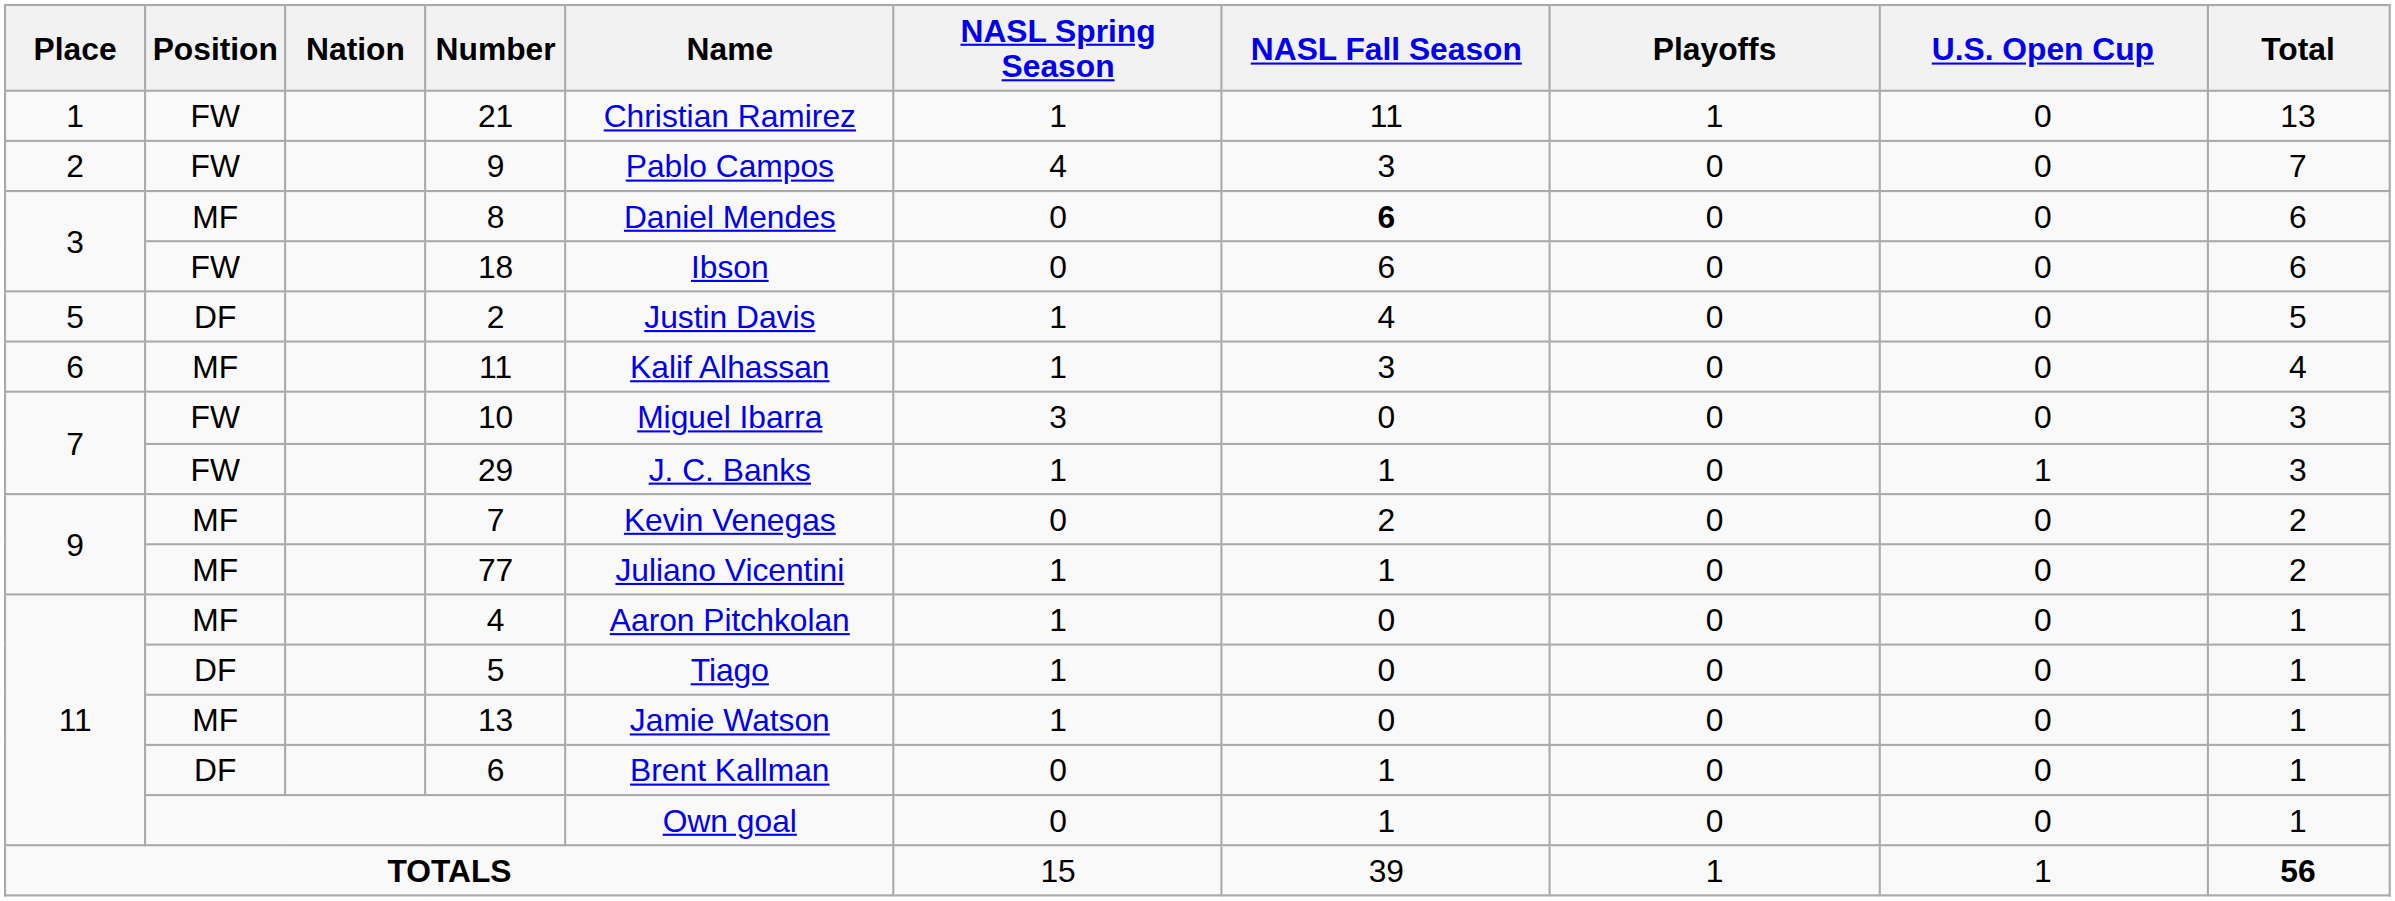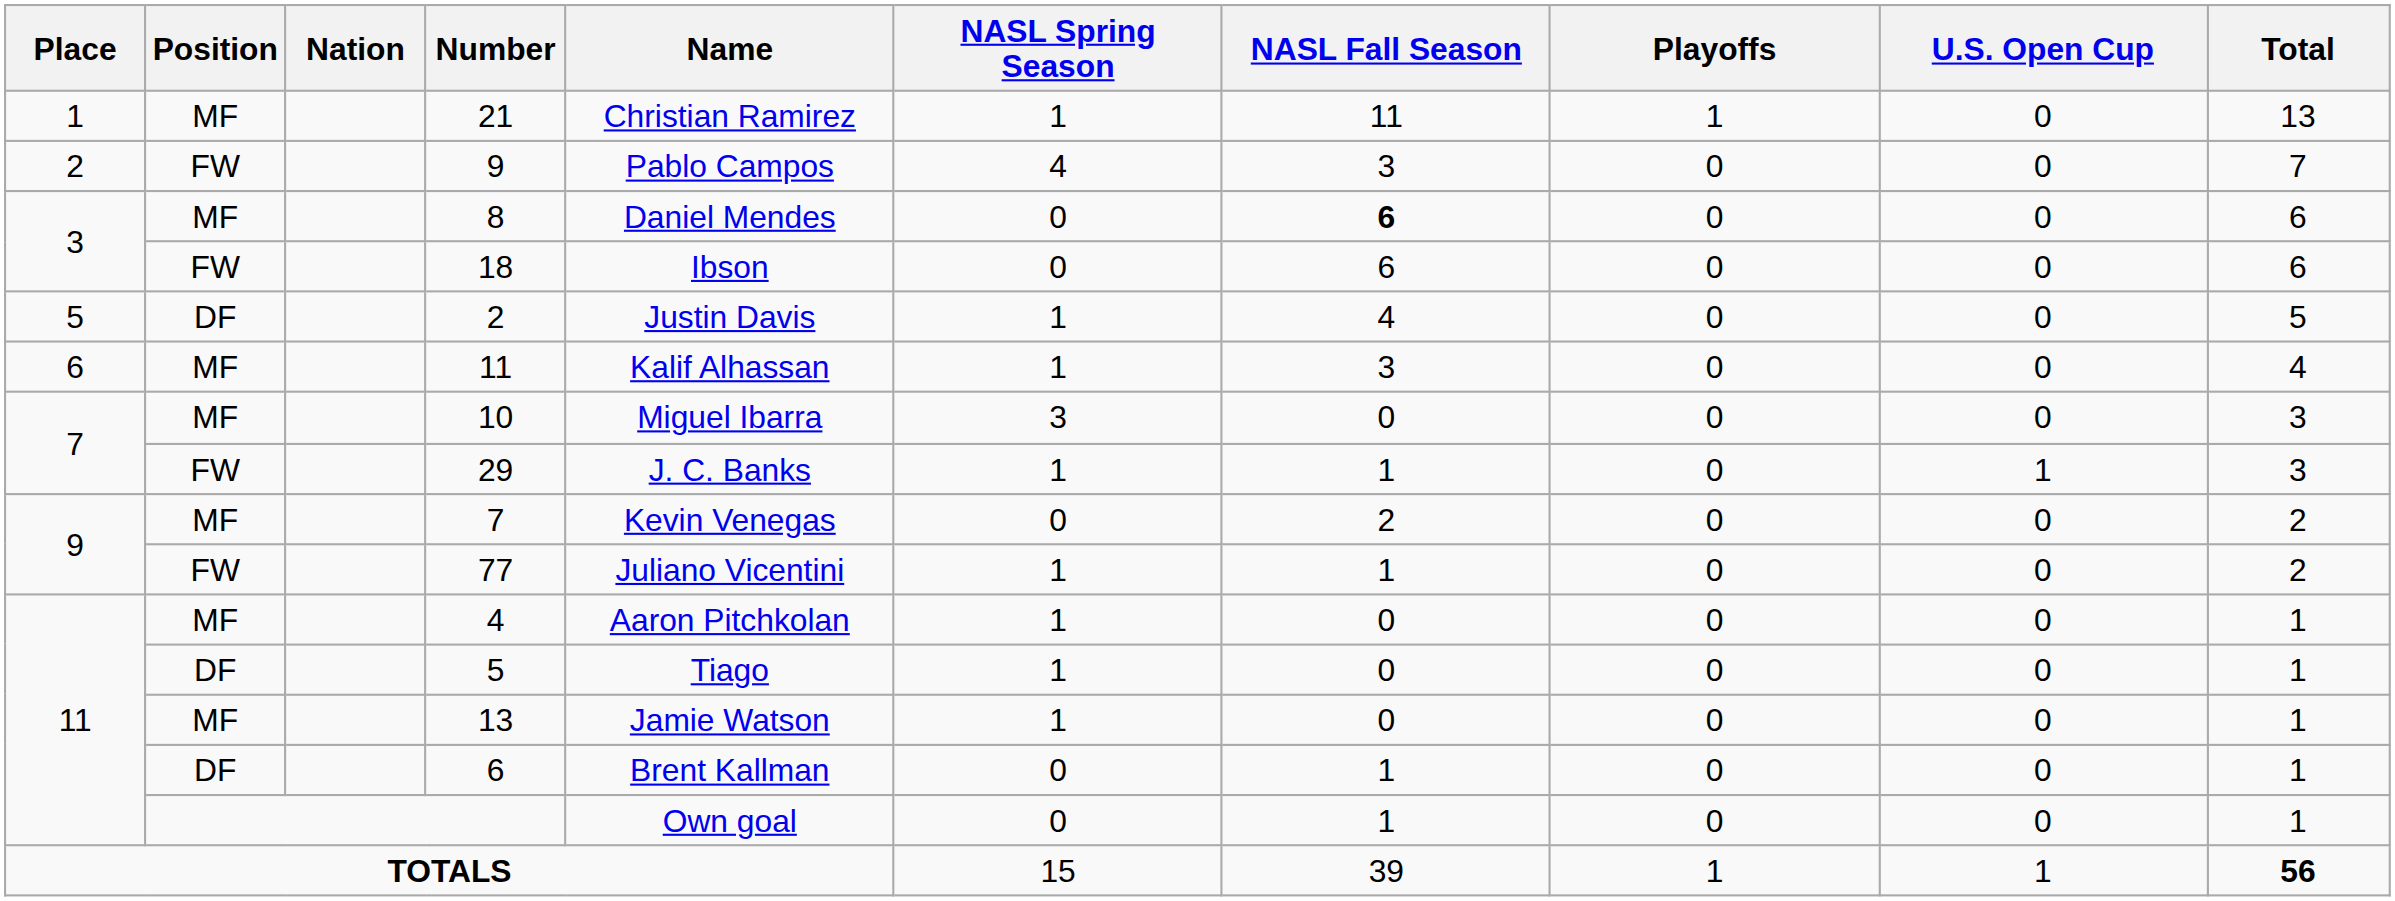(215, 116) FW -> (215, 116) MF
(215, 418) FW -> (215, 418) MF
(215, 569) MF -> (215, 569) FW
